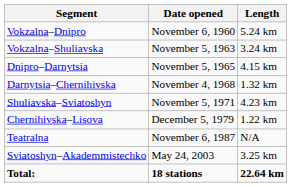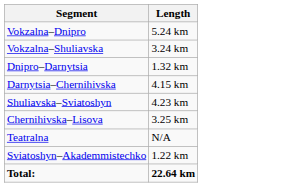- column: (193, 13)
(259, 66) 4.15 km -> (170, 66) 1.32 km
(259, 84) 1.32 km -> (170, 84) 4.15 km
(259, 119) 1.22 km -> (170, 119) 3.25 km
(259, 155) 3.25 km -> (170, 155) 1.22 km
